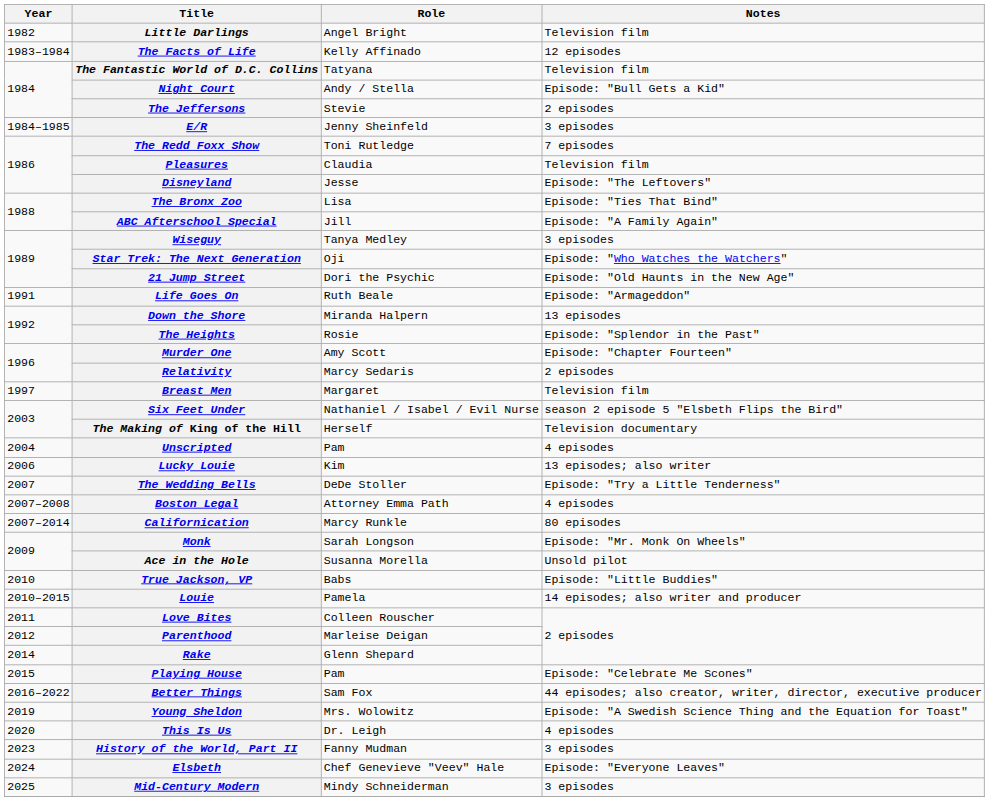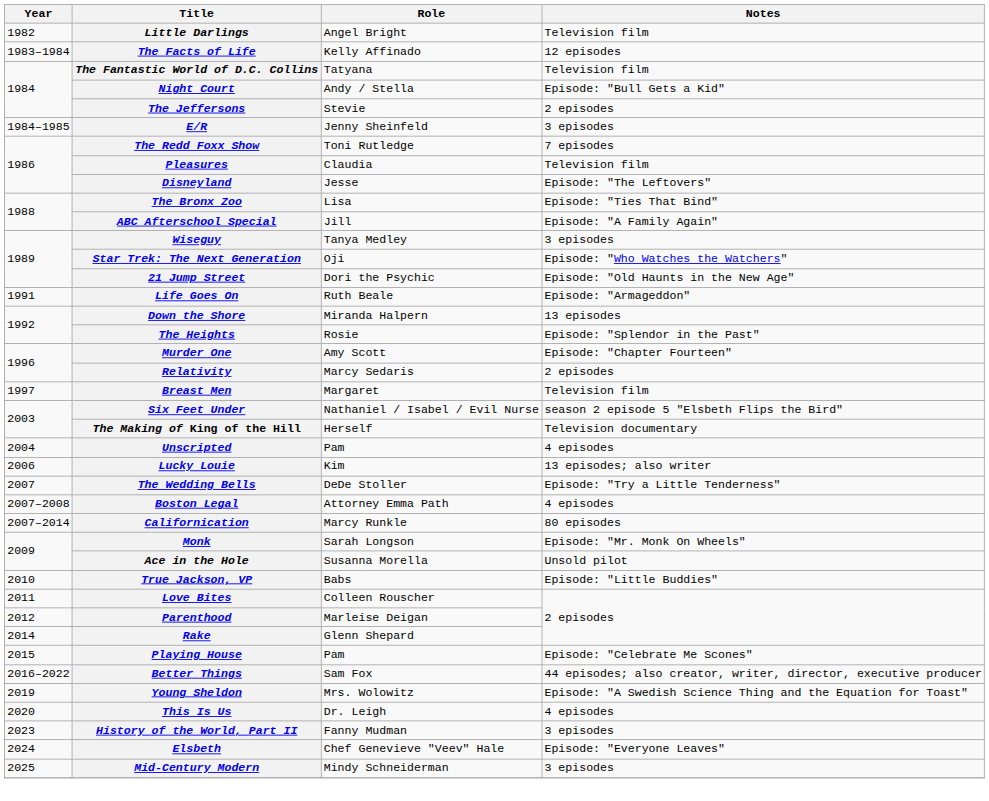- row: (197, 598)
